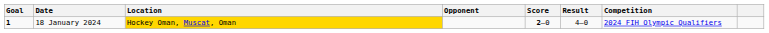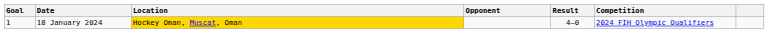- column: (538, 10)
(8, 22) bold -> (8, 22) normal
